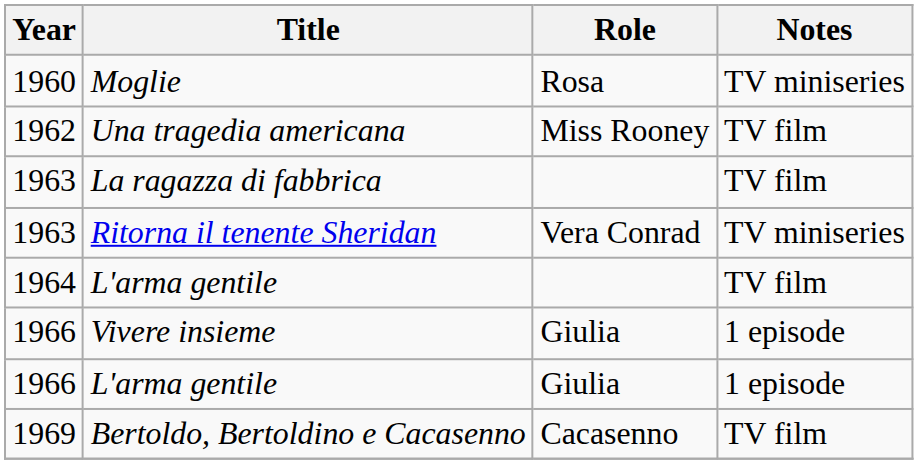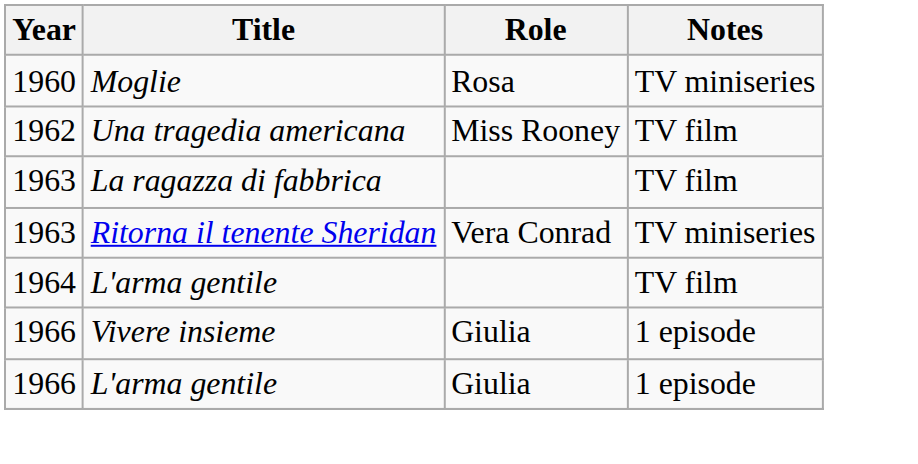- row: (44, 433)
